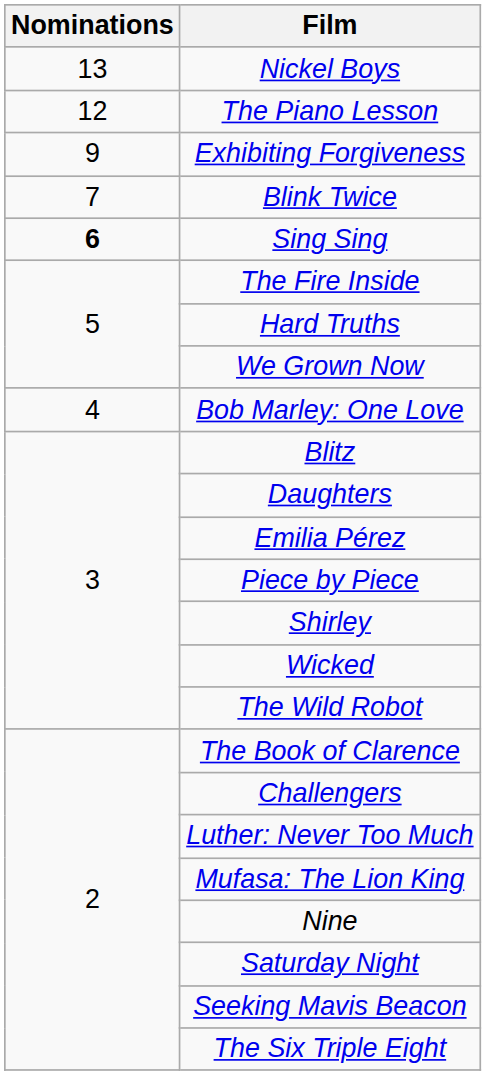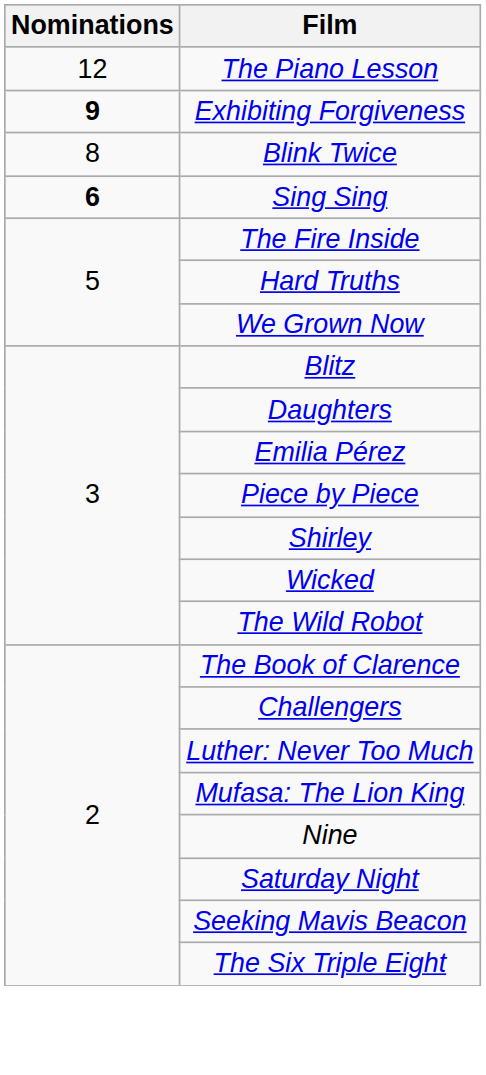- row: (330, 68)
(92, 153) normal -> (92, 111) bold
(92, 196) 7 -> (92, 153) 8
- row: (330, 409)
